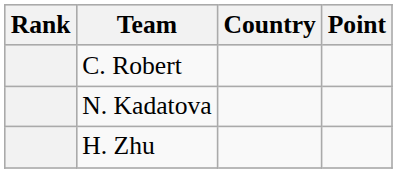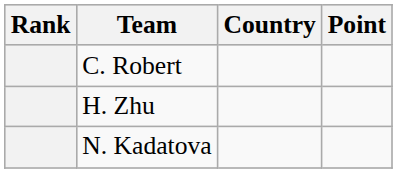rows swapped: (147, 106) <-> (119, 146)
